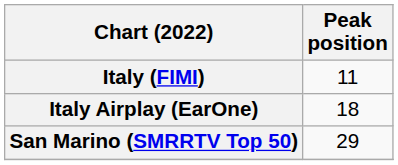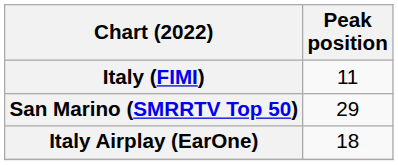rows swapped: (154, 109) <-> (154, 142)
